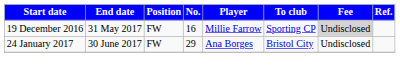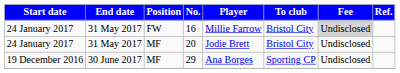(45, 28) 19 December 2016 -> (40, 28) 24 January 2017
(291, 28) Sporting CP -> (290, 28) Bristol City
+ row: (191, 44)
(40, 44) 24 January 2017 -> (45, 60) 19 December 2016
(154, 44) FW -> (154, 60) MF
(290, 44) Bristol City -> (291, 60) Sporting CP
